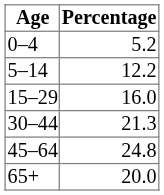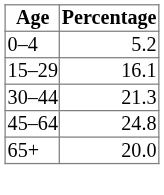- row: (28, 70)
(139, 97) 16.0 -> (139, 70) 16.1
